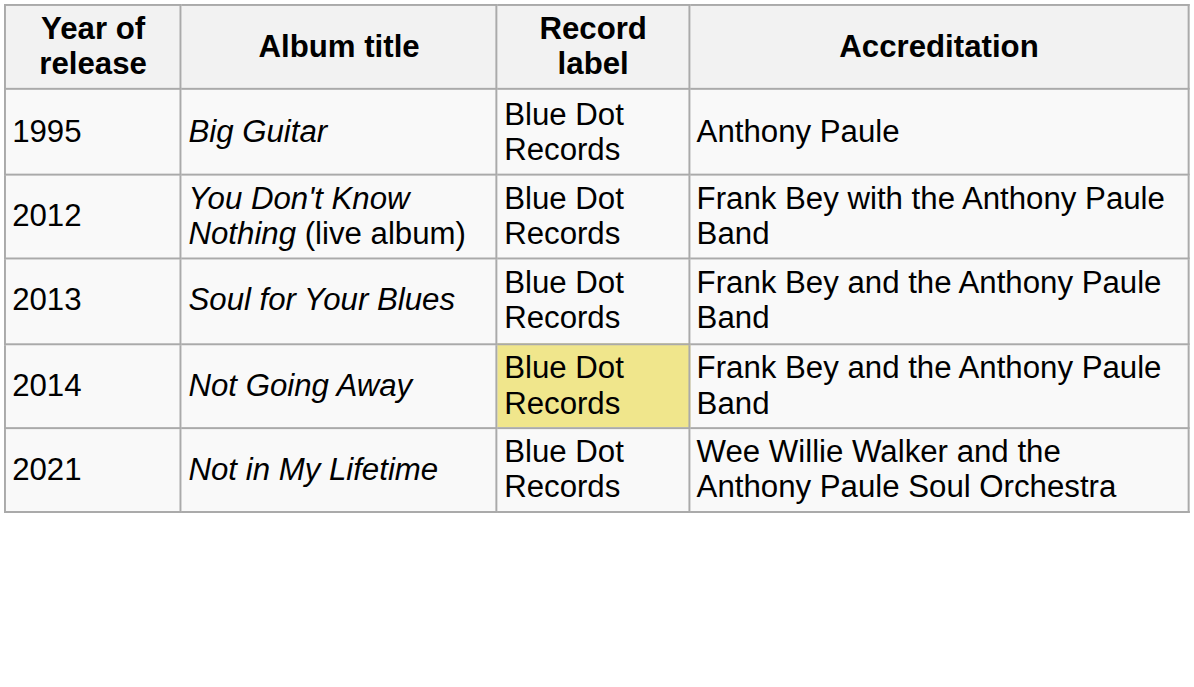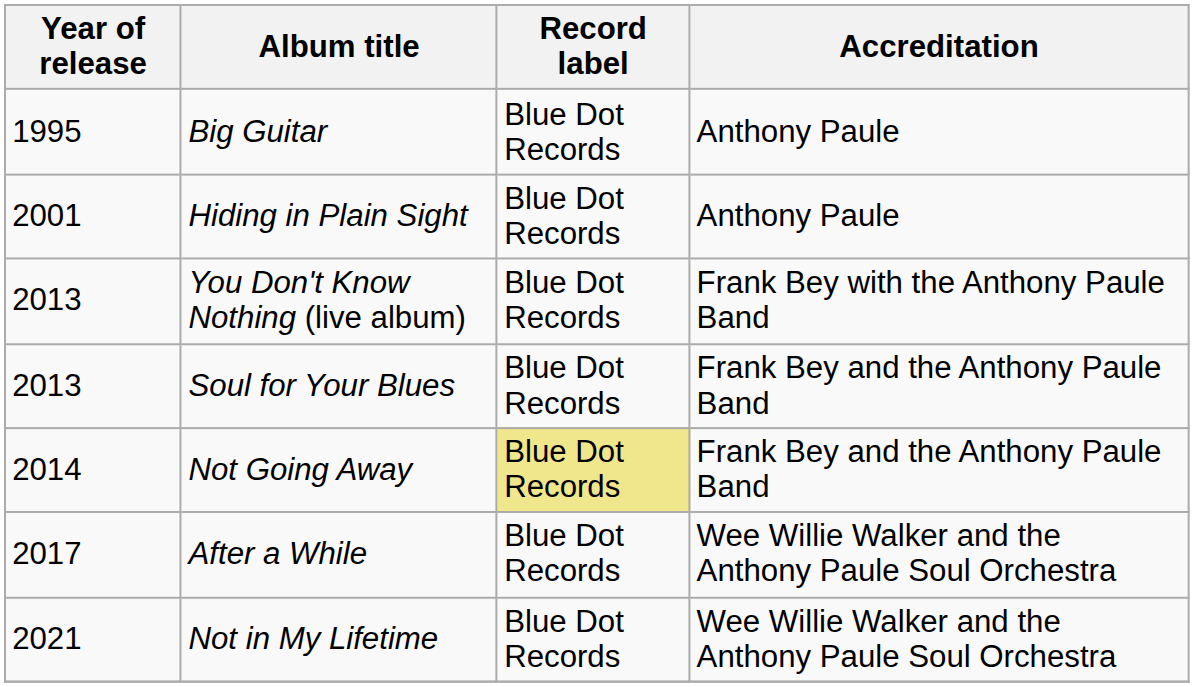+ row: (328, 215)
(47, 215) 2012 -> (47, 300) 2013
+ row: (278, 554)
